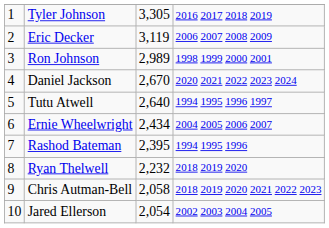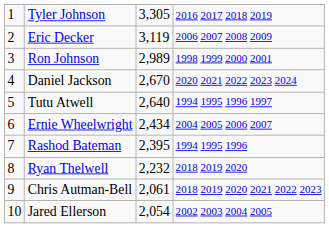(154, 189) 2,058 -> (154, 189) 2,061
